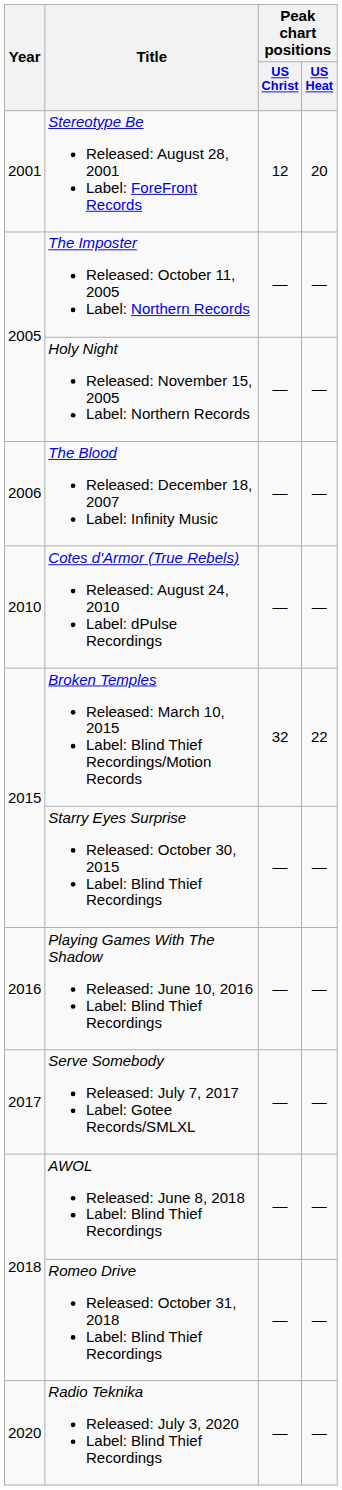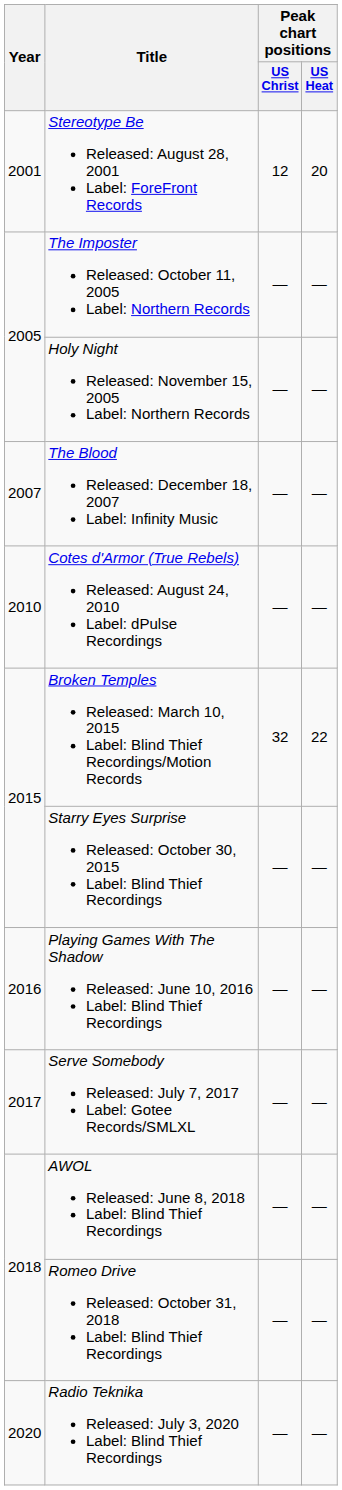(25, 493) 2006 -> (25, 493) 2007
